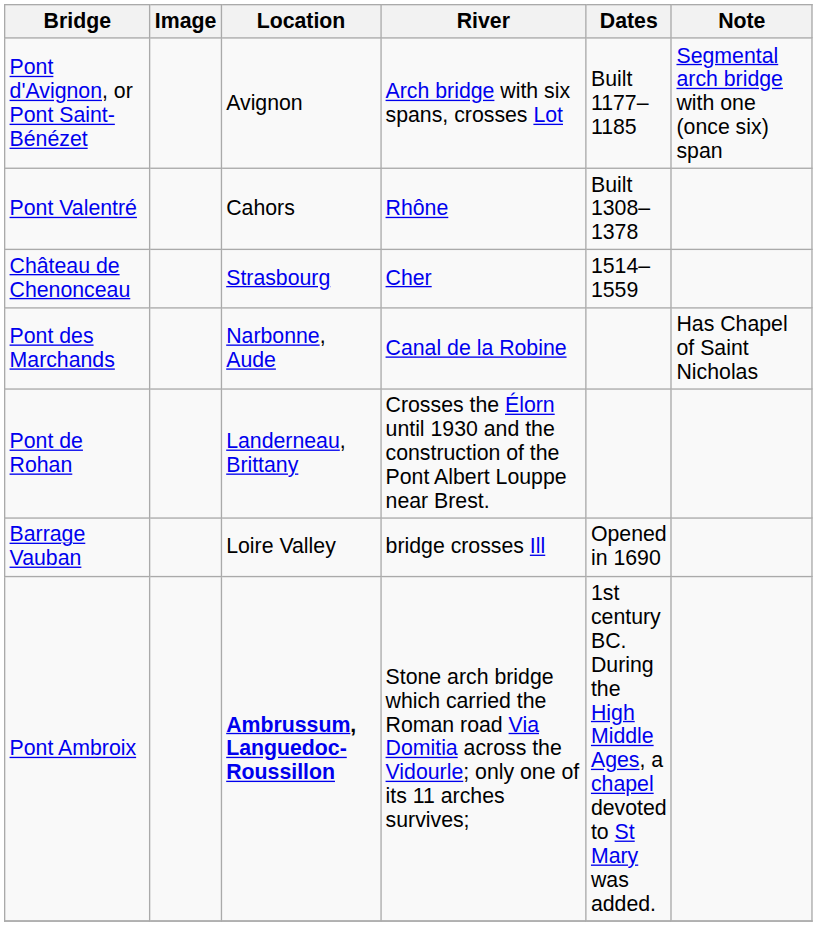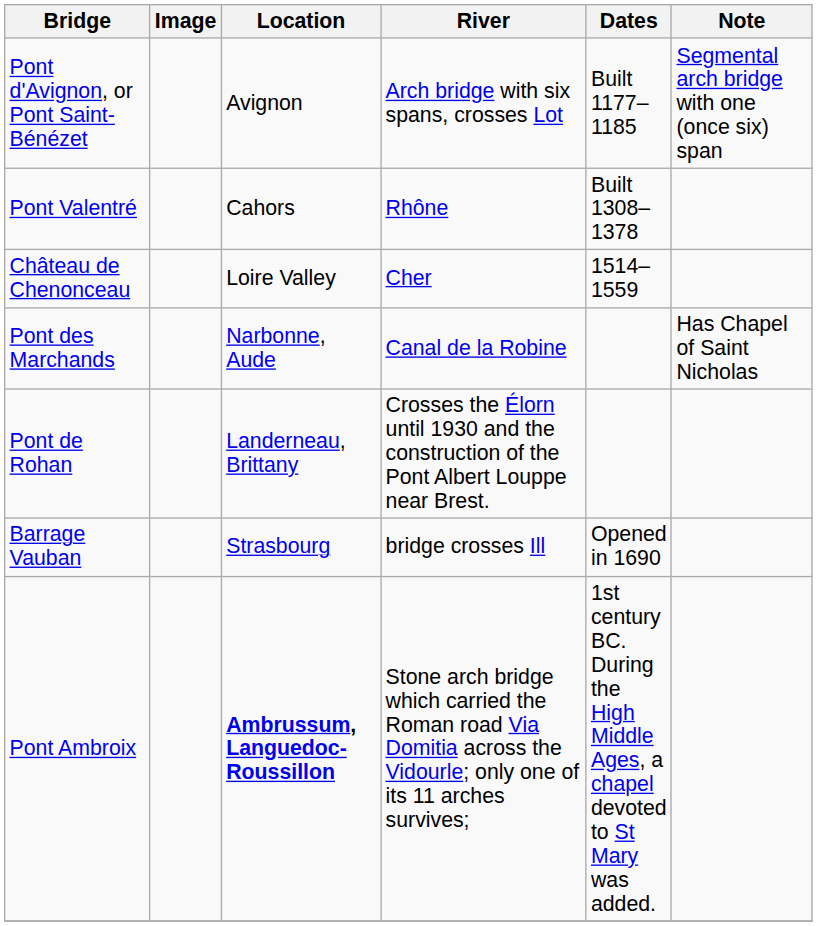(278, 278) Strasbourg -> (281, 278) Loire Valley
(281, 547) Loire Valley -> (278, 547) Strasbourg
